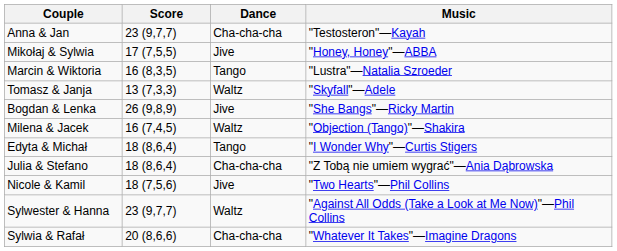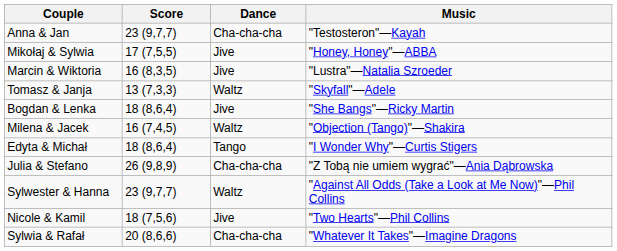(230, 71) Tango -> (224, 71) Jive
(151, 109) 26 (9,8,9) -> (151, 109) 18 (8,6,4)
(151, 166) 18 (8,6,4) -> (151, 166) 26 (9,8,9)
rows swapped: (46, 185) <-> (58, 211)
